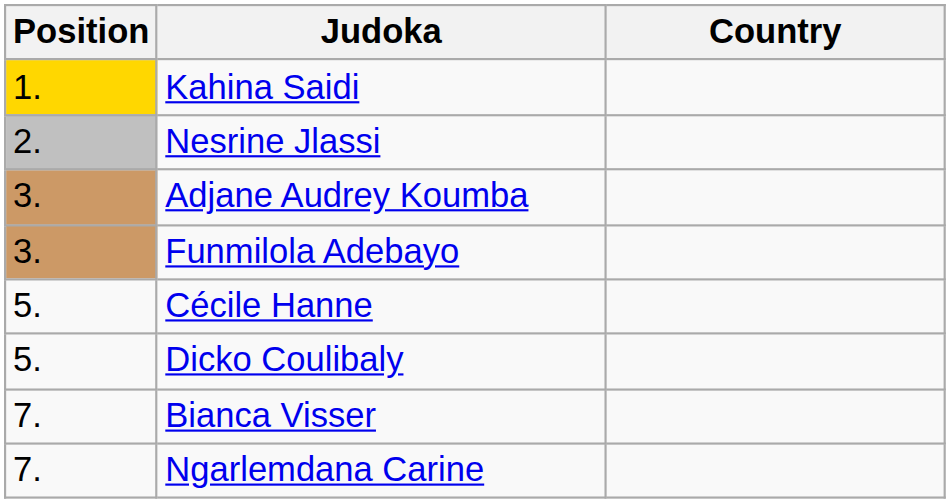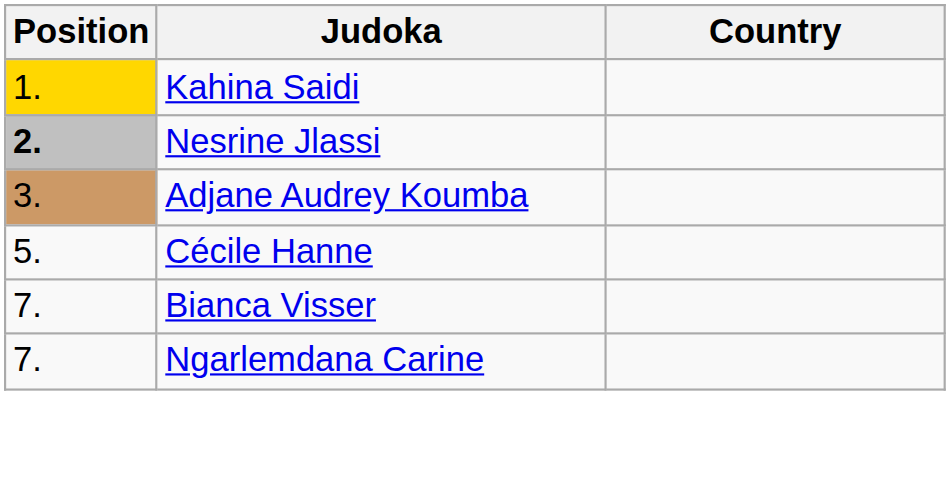(27, 141) normal -> (27, 141) bold
- row: (312, 251)
- row: (284, 360)
